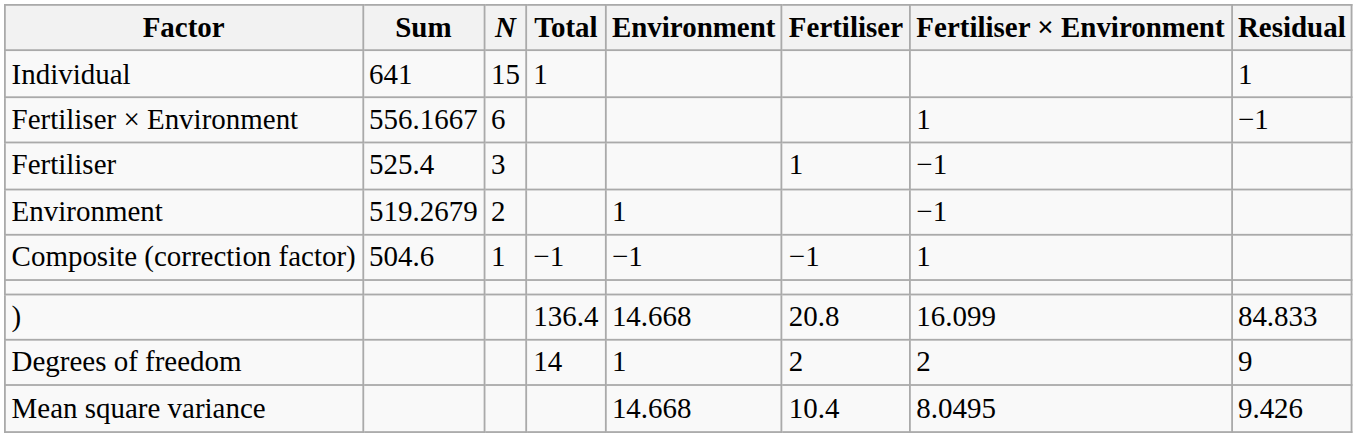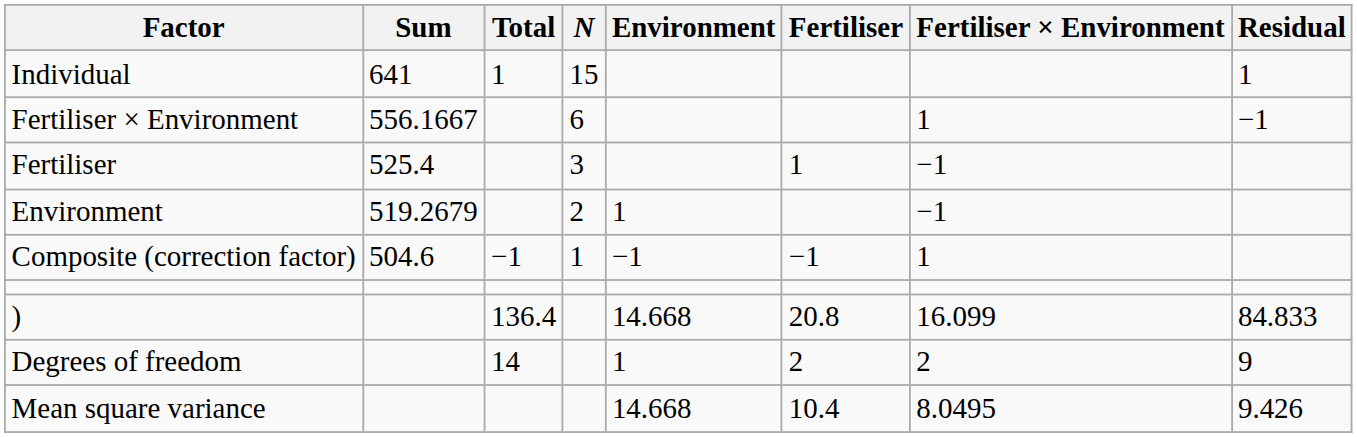columns swapped: (506, 27) <-> (566, 27)
